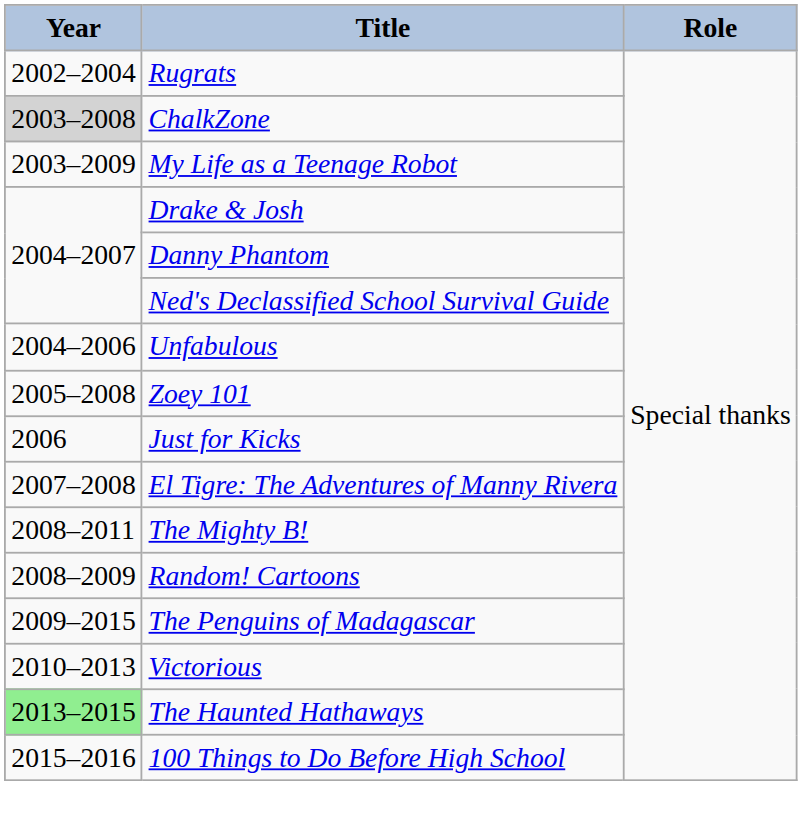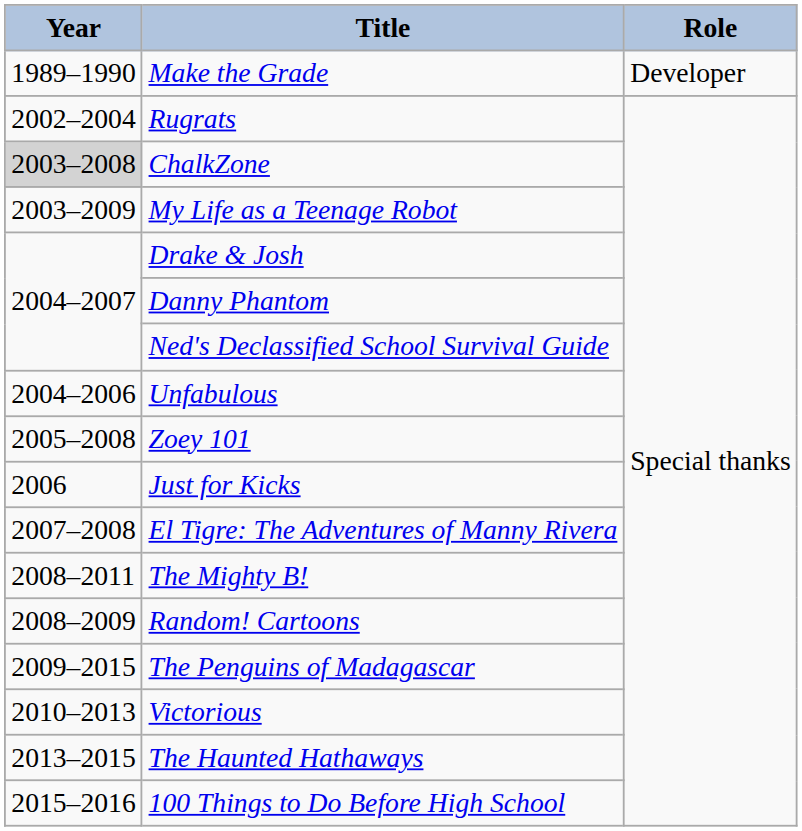+ row: (238, 73)
(74, 711) lightgreen background -> (74, 757) no background
